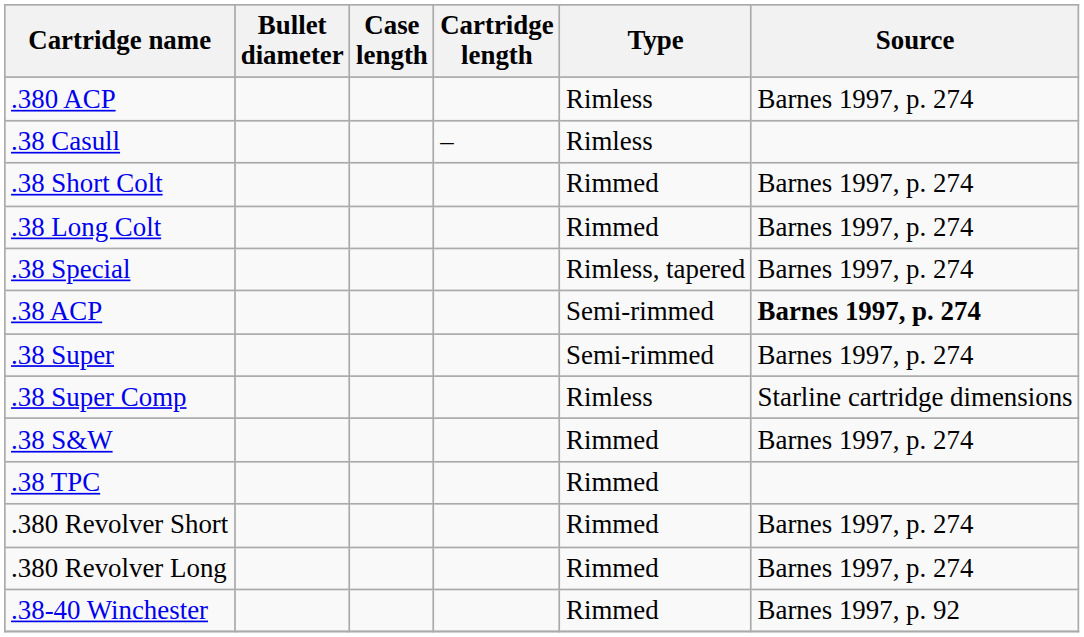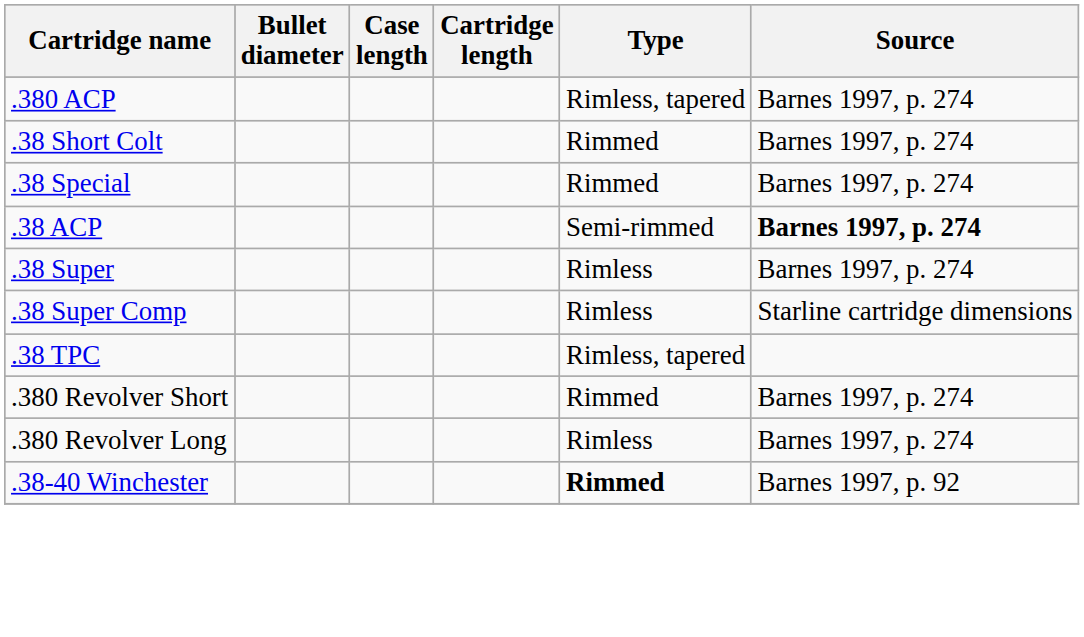(609, 98) Rimless -> (656, 98) Rimless, tapered
- row: (66, 141)
- row: (86, 226)
(656, 269) Rimless, tapered -> (612, 183) Rimmed
(640, 354) Semi-rimmed -> (609, 269) Rimless
- row: (62, 439)
(612, 482) Rimmed -> (656, 354) Rimless, tapered
(612, 567) Rimmed -> (609, 439) Rimless
(612, 610) normal -> (615, 482) bold
